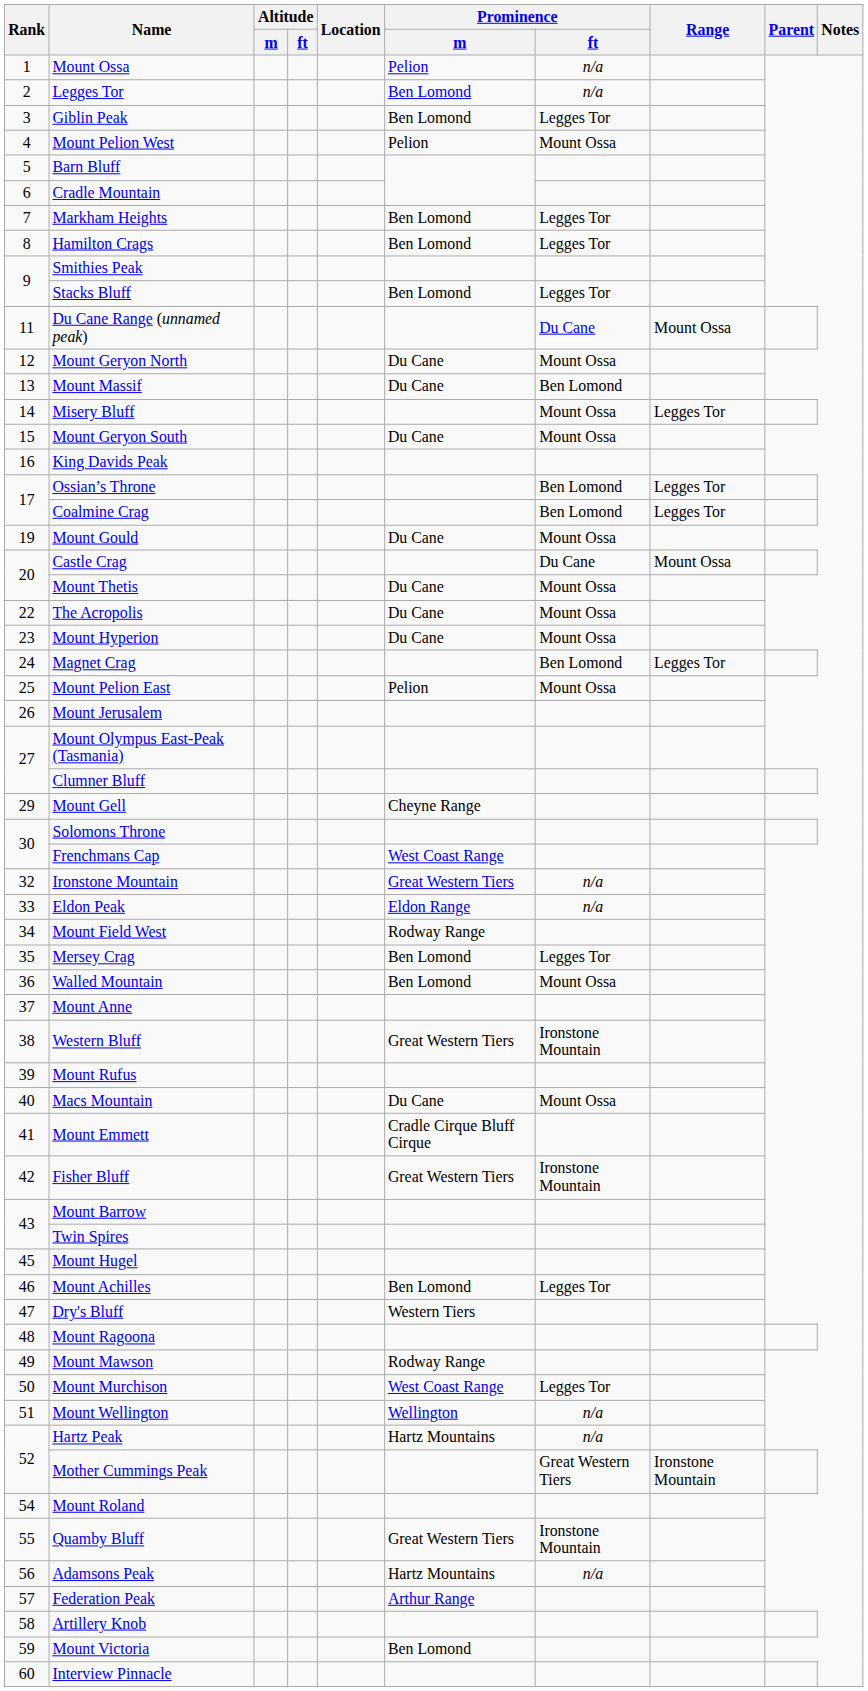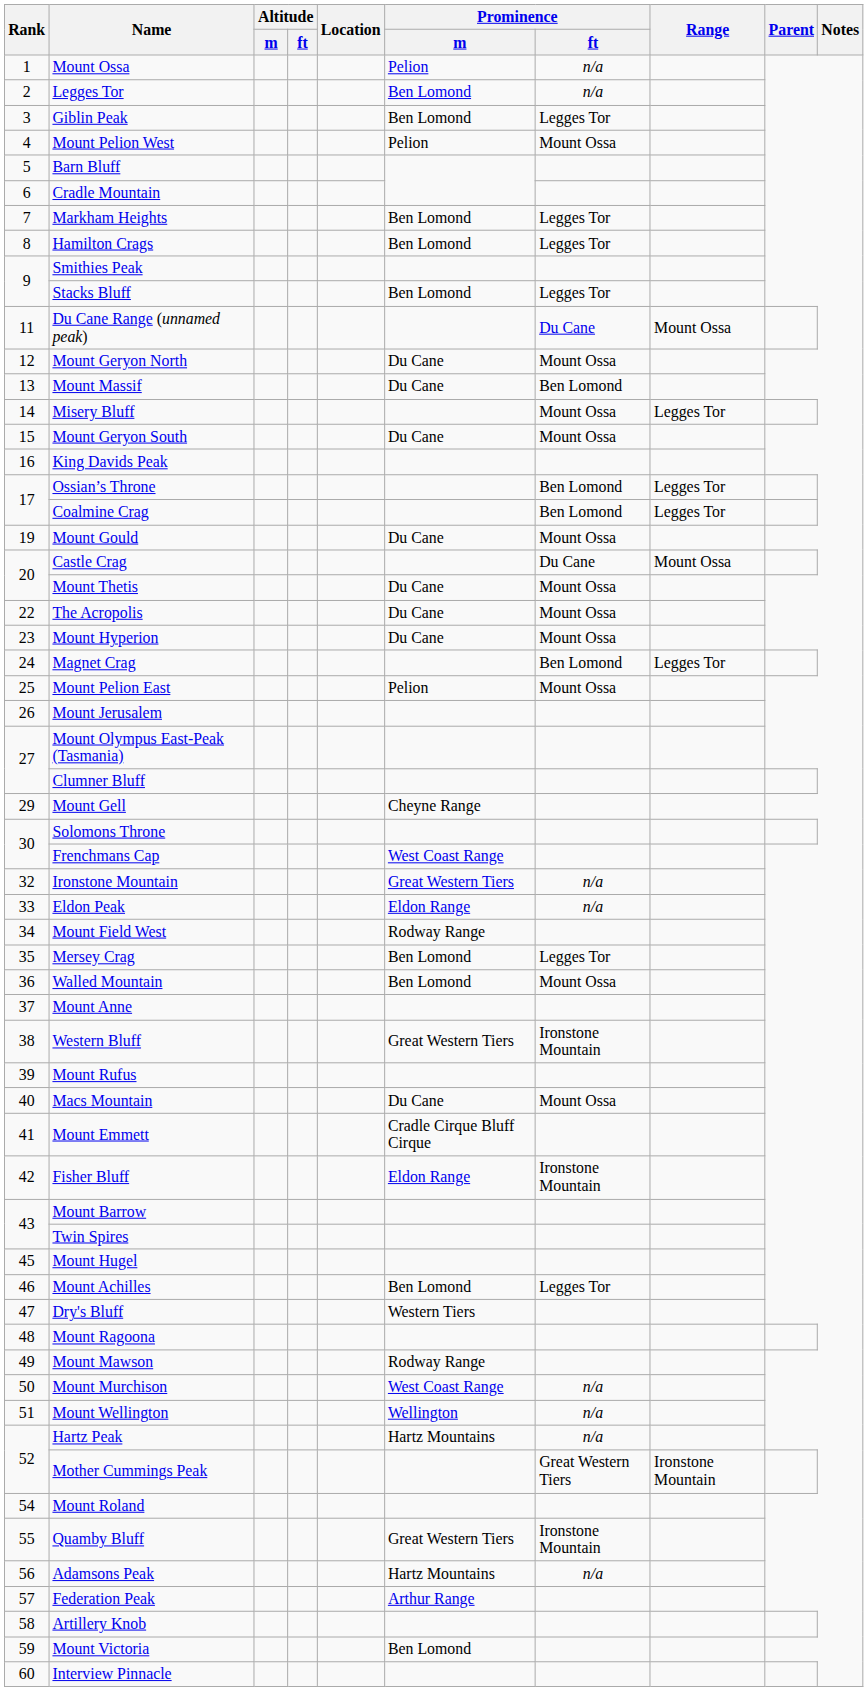(451, 1177) Great Western Tiers -> (429, 1177) Eldon Range
(575, 1387) Legges Tor -> (593, 1387) n/a
